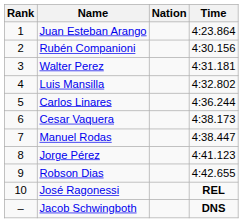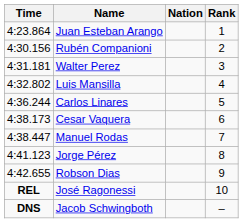columns swapped: (21, 13) <-> (214, 13)
